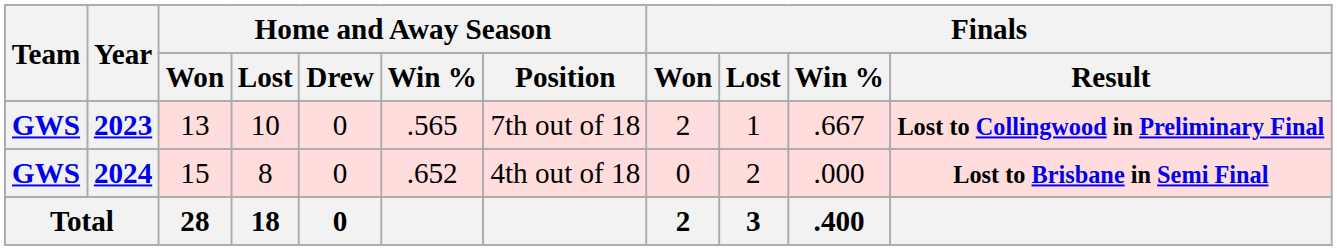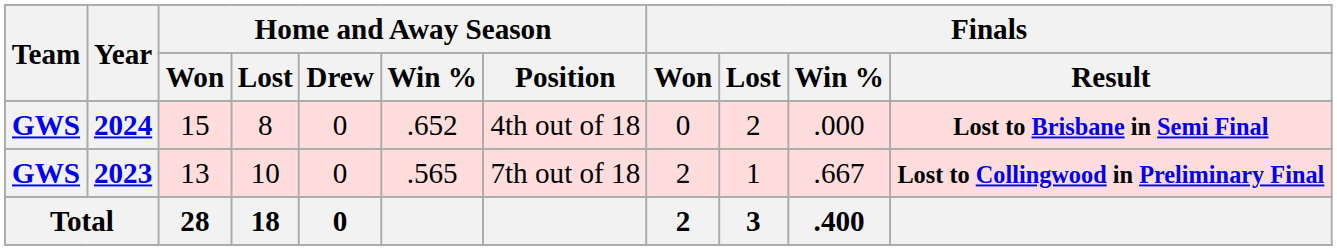rows swapped: (123, 124) <-> (123, 173)
